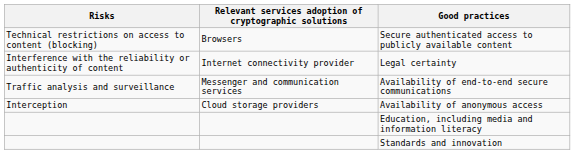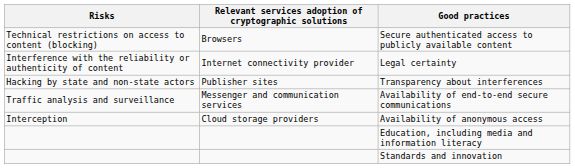+ row: (461, 82)
